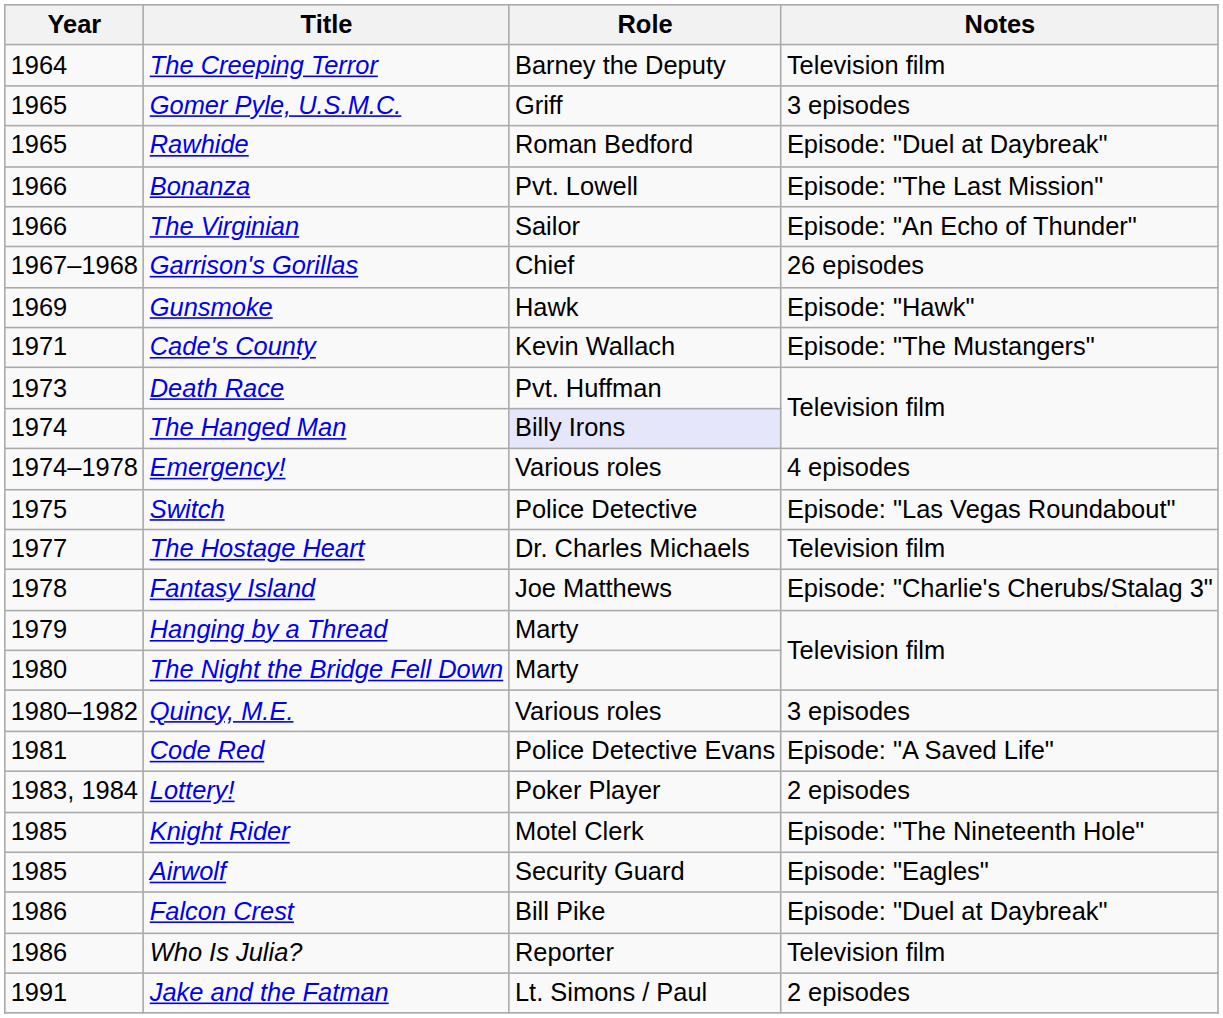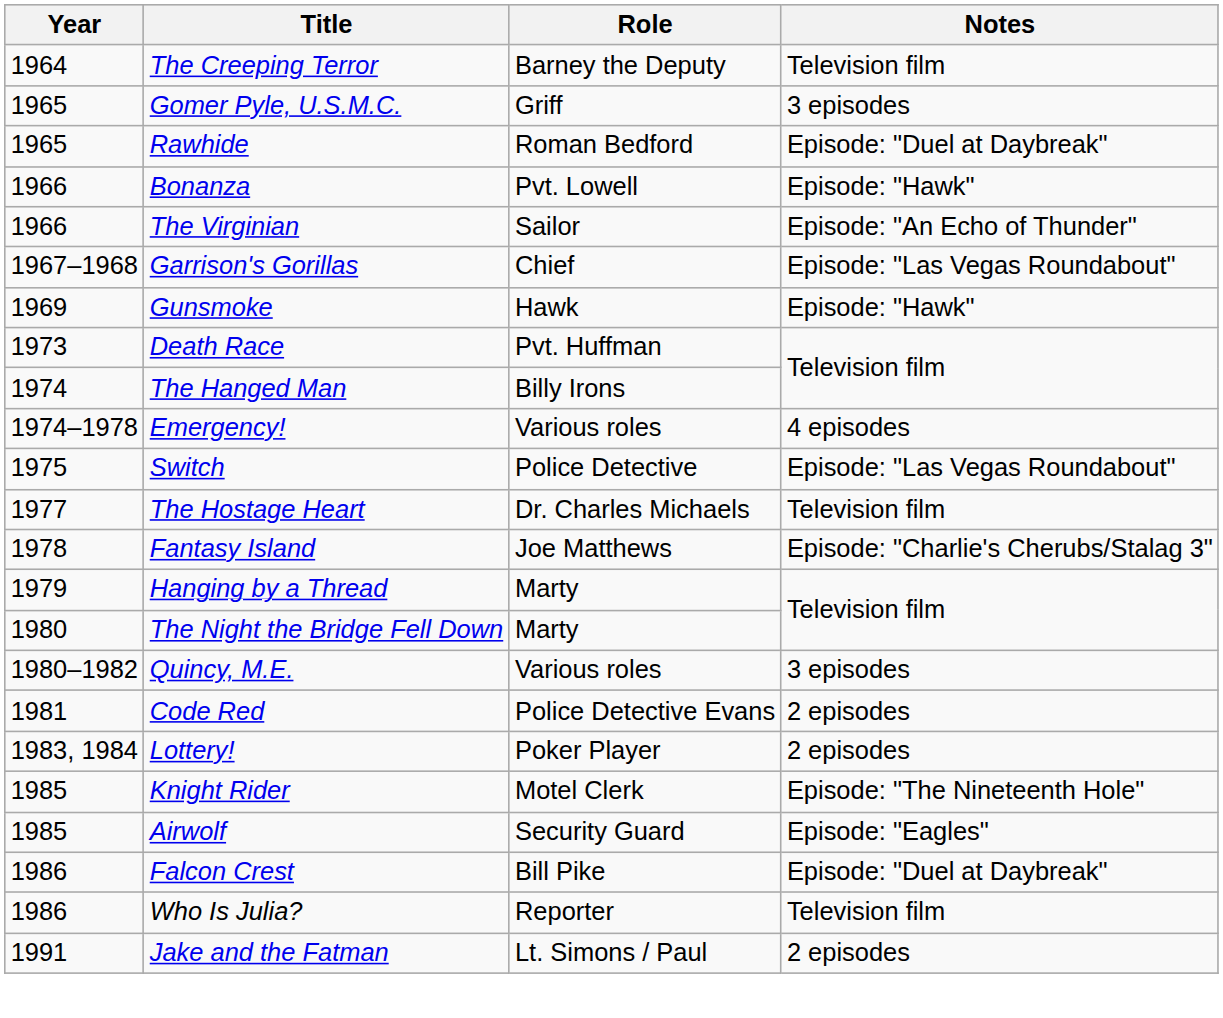(945, 186) Episode: "The Last Mission" -> (881, 186) Episode: "Hawk"
(855, 266) 26 episodes -> (981, 266) Episode: "Las Vegas Roundabout"
- row: (233, 347)
(570, 428) lavender background -> (570, 387) no background
(920, 750) Episode: "A Saved Life" -> (848, 710) 2 episodes
